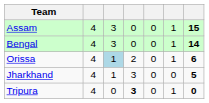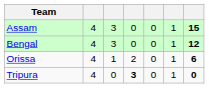(194, 43) 14 -> (194, 43) 12
(113, 59) lightblue background -> (113, 59) no background
- row: (30, 75)
